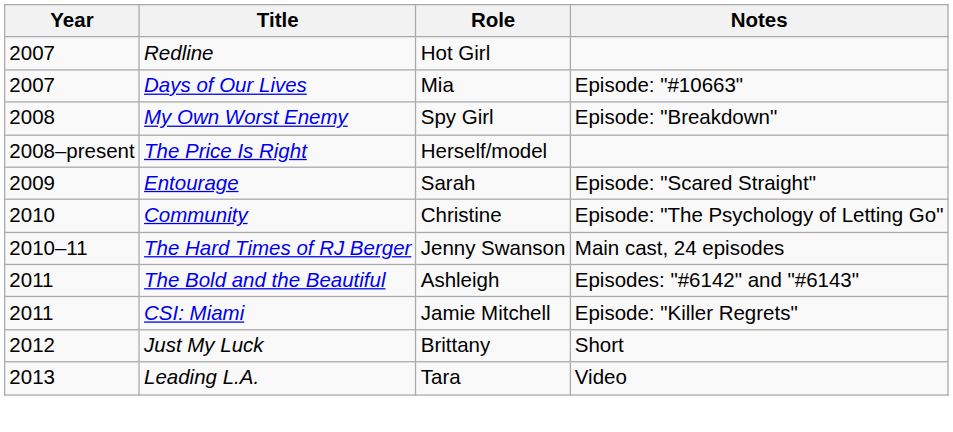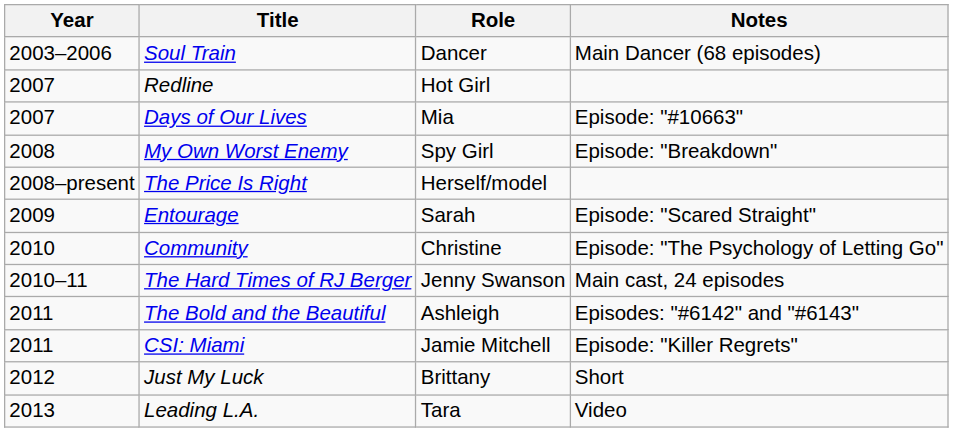+ row: (190, 53)
